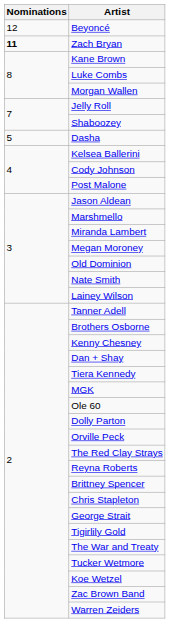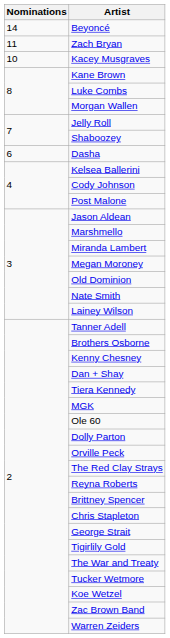(12, 28) 12 -> (12, 28) 14
(12, 43) bold -> (12, 43) normal
+ row: (111, 59)
(9, 138) 5 -> (9, 153) 6
